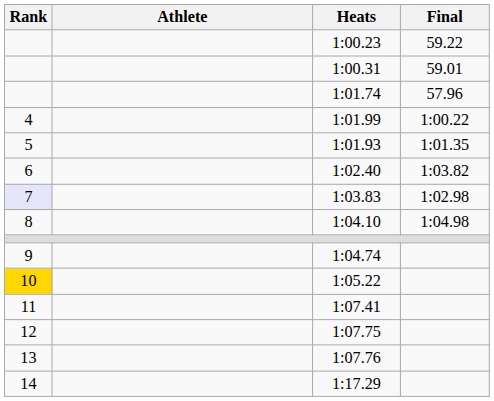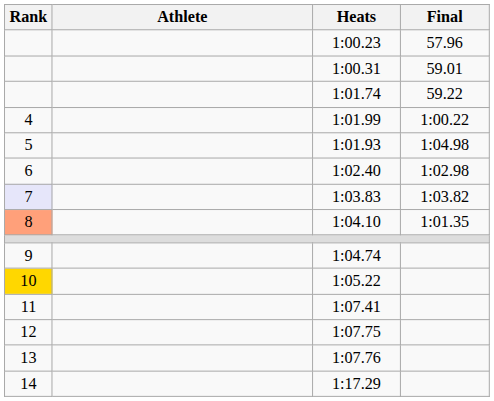(445, 42) 59.22 -> (445, 42) 57.96
(445, 94) 57.96 -> (445, 94) 59.22
(445, 145) 1:01.35 -> (445, 145) 1:04.98
(445, 171) 1:03.82 -> (445, 171) 1:02.98
(445, 196) 1:02.98 -> (445, 196) 1:03.82
(28, 222) no background -> (28, 222) lightsalmon background
(445, 222) 1:04.98 -> (445, 222) 1:01.35
